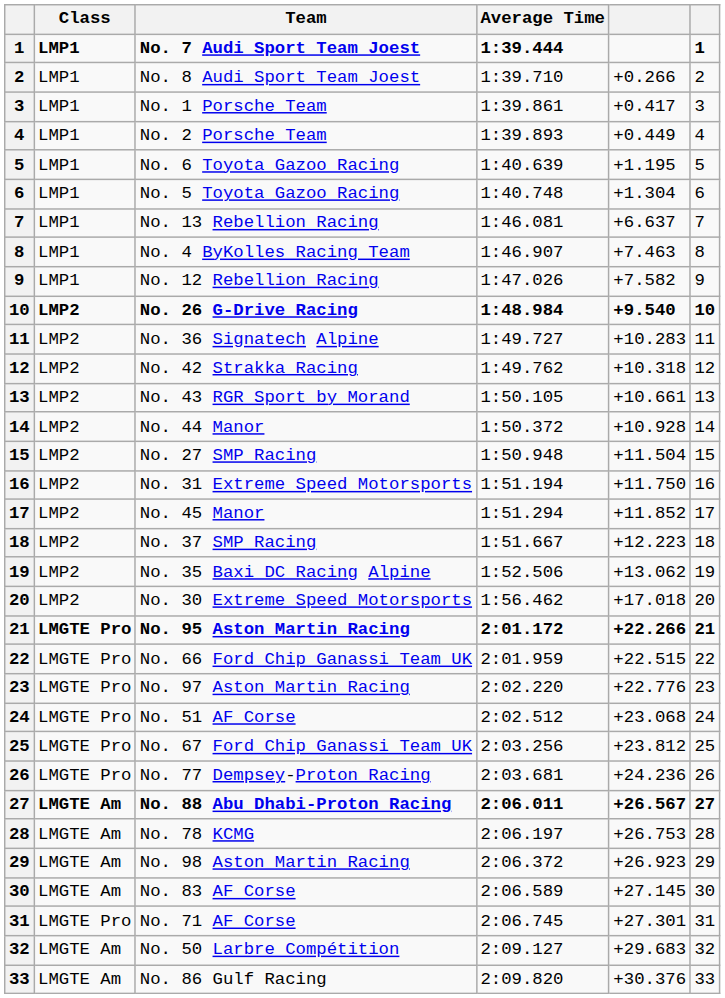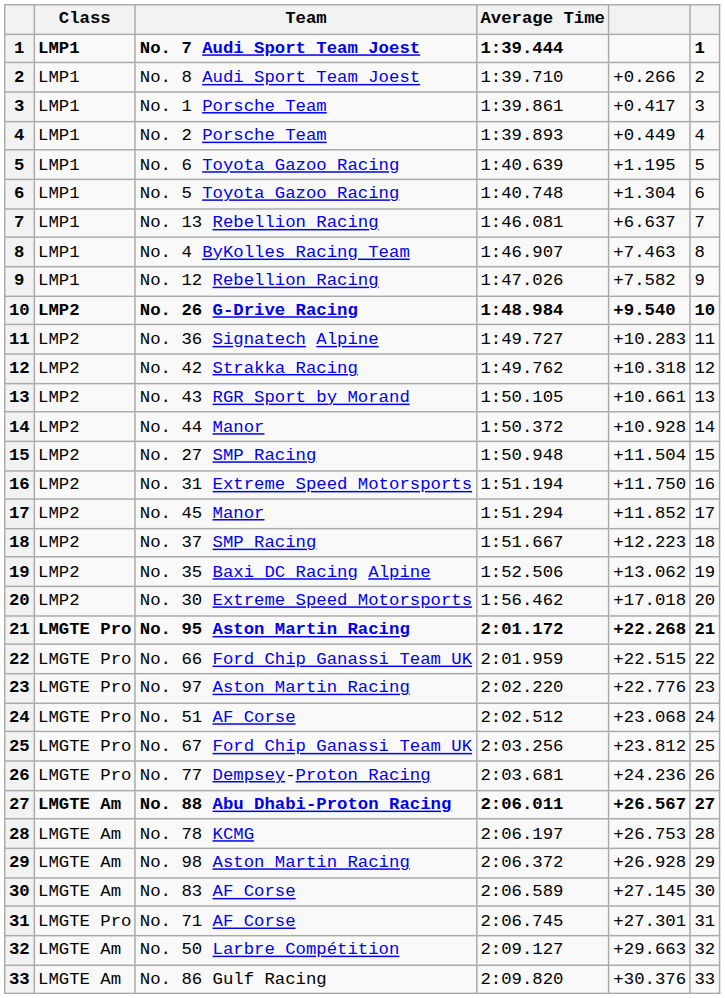(650, 630) +22.266 -> (650, 630) +22.268
(650, 863) +26.923 -> (650, 863) +26.928
(650, 950) +29.683 -> (650, 950) +29.663
